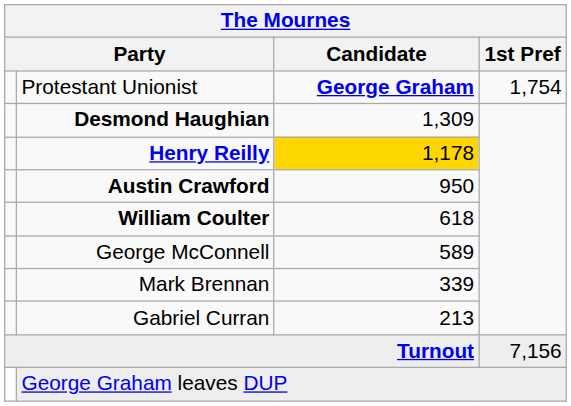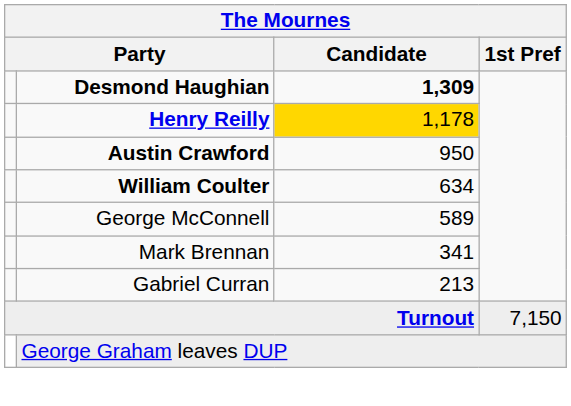- row: (109, 86)
(448, 119) normal -> (448, 86) bold
(457, 218) 618 -> (457, 185) 634
(457, 284) 339 -> (457, 251) 341
(536, 350) 7,156 -> (536, 317) 7,150
